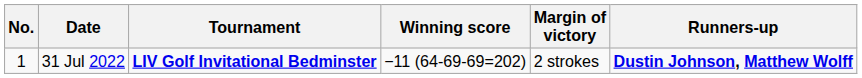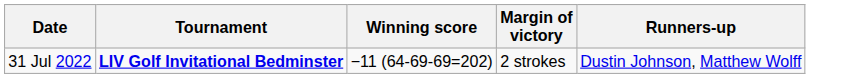- column: (21, 26)
(733, 61) bold -> (691, 61) normal
